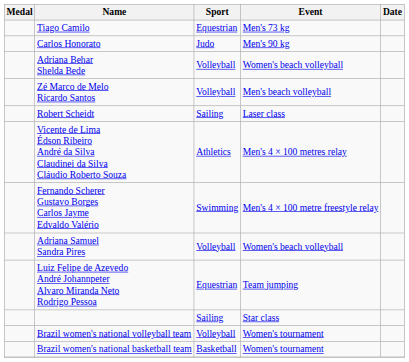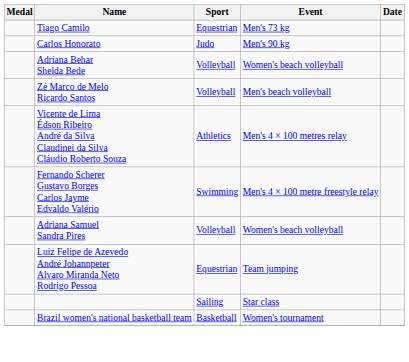- row: (66, 114)
- row: (114, 333)
